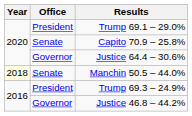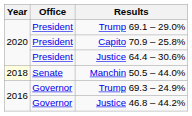(48, 42) Senate -> (53, 42) President
(52, 57) Governor -> (53, 57) President
(53, 88) President -> (52, 88) Governor
